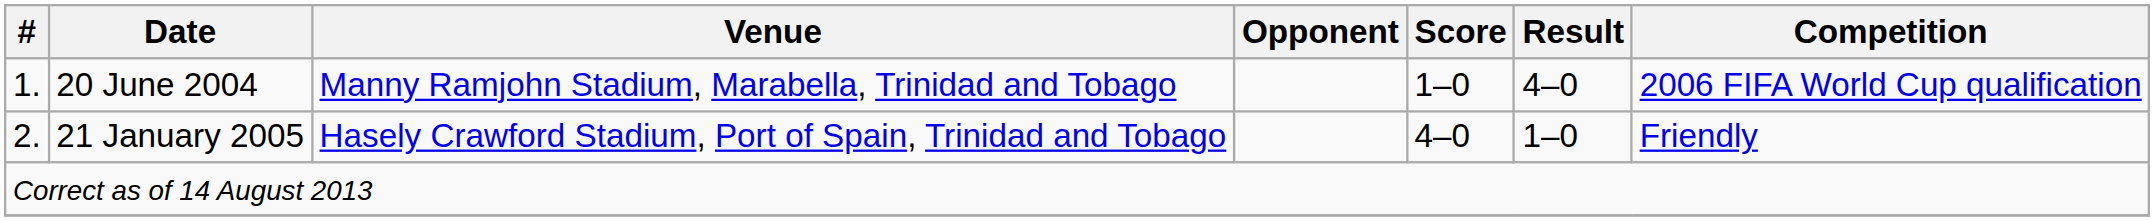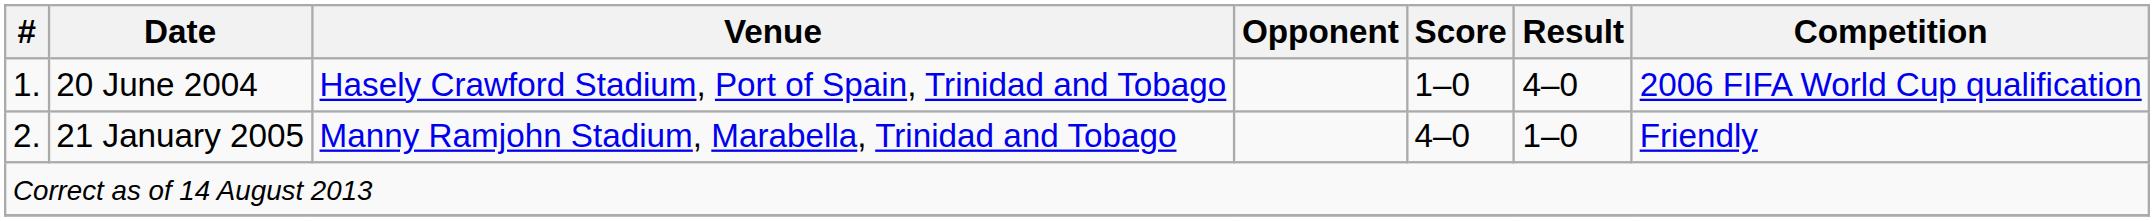(748, 84) Manny Ramjohn Stadium, Marabella, Trinidad and Tobago -> (773, 84) Hasely Crawford Stadium, Port of Spain, Trinidad and Tobago
(773, 137) Hasely Crawford Stadium, Port of Spain, Trinidad and Tobago -> (748, 137) Manny Ramjohn Stadium, Marabella, Trinidad and Tobago
